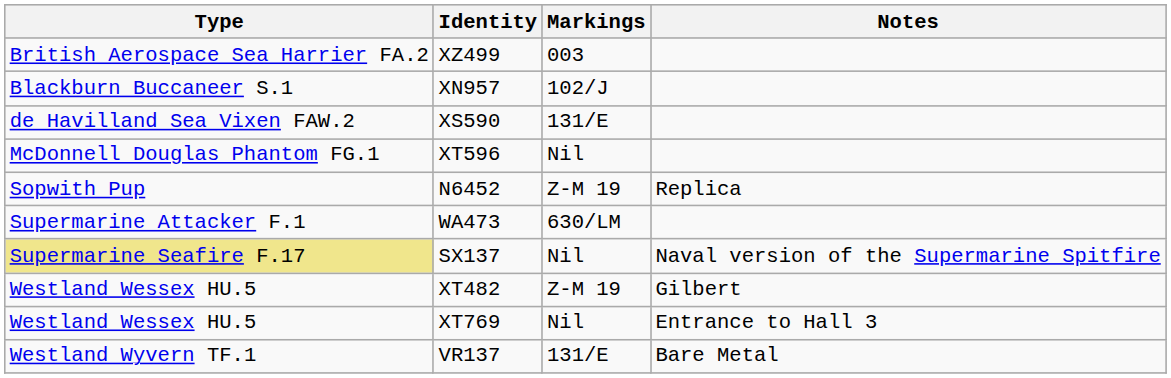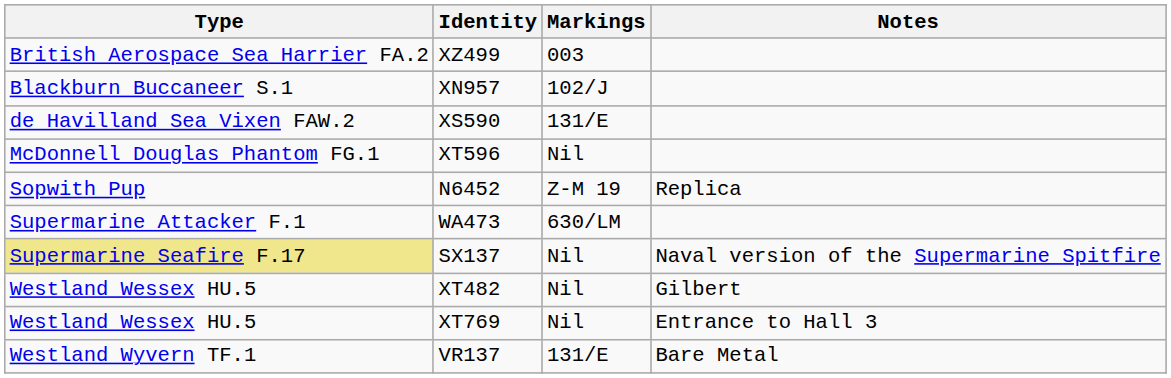(584, 289) Z-M 19 -> (565, 289) Nil
